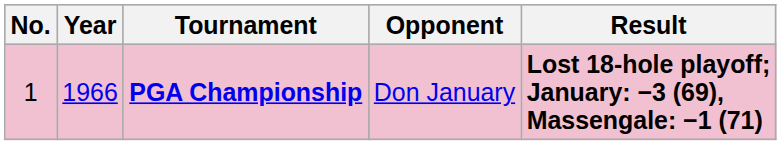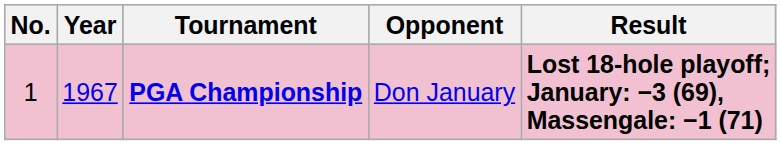(90, 92) 1966 -> (90, 92) 1967
